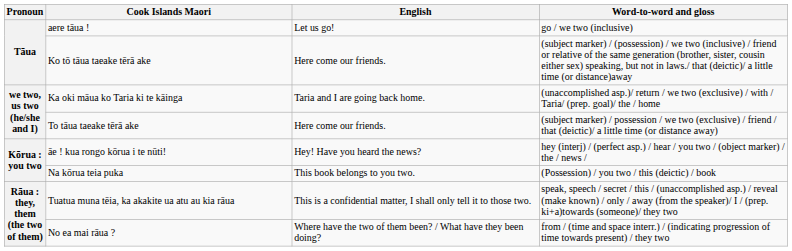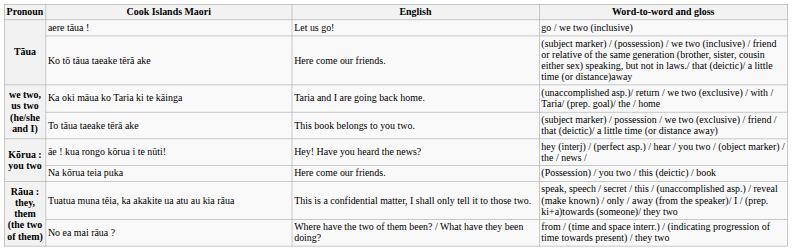(340, 125) Here come our friends. -> (355, 125) This book belongs to you two.
(355, 173) This book belongs to you two. -> (340, 173) Here come our friends.
